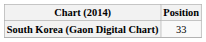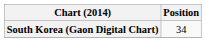(181, 29) 33 -> (181, 29) 34
